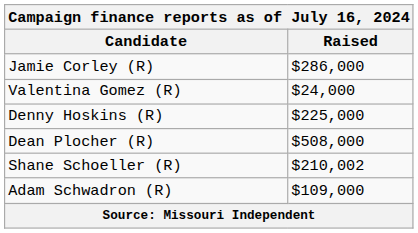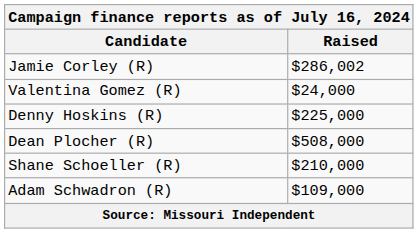(328, 67) $286,000 -> (328, 67) $286,002
(328, 166) $210,002 -> (328, 166) $210,000
